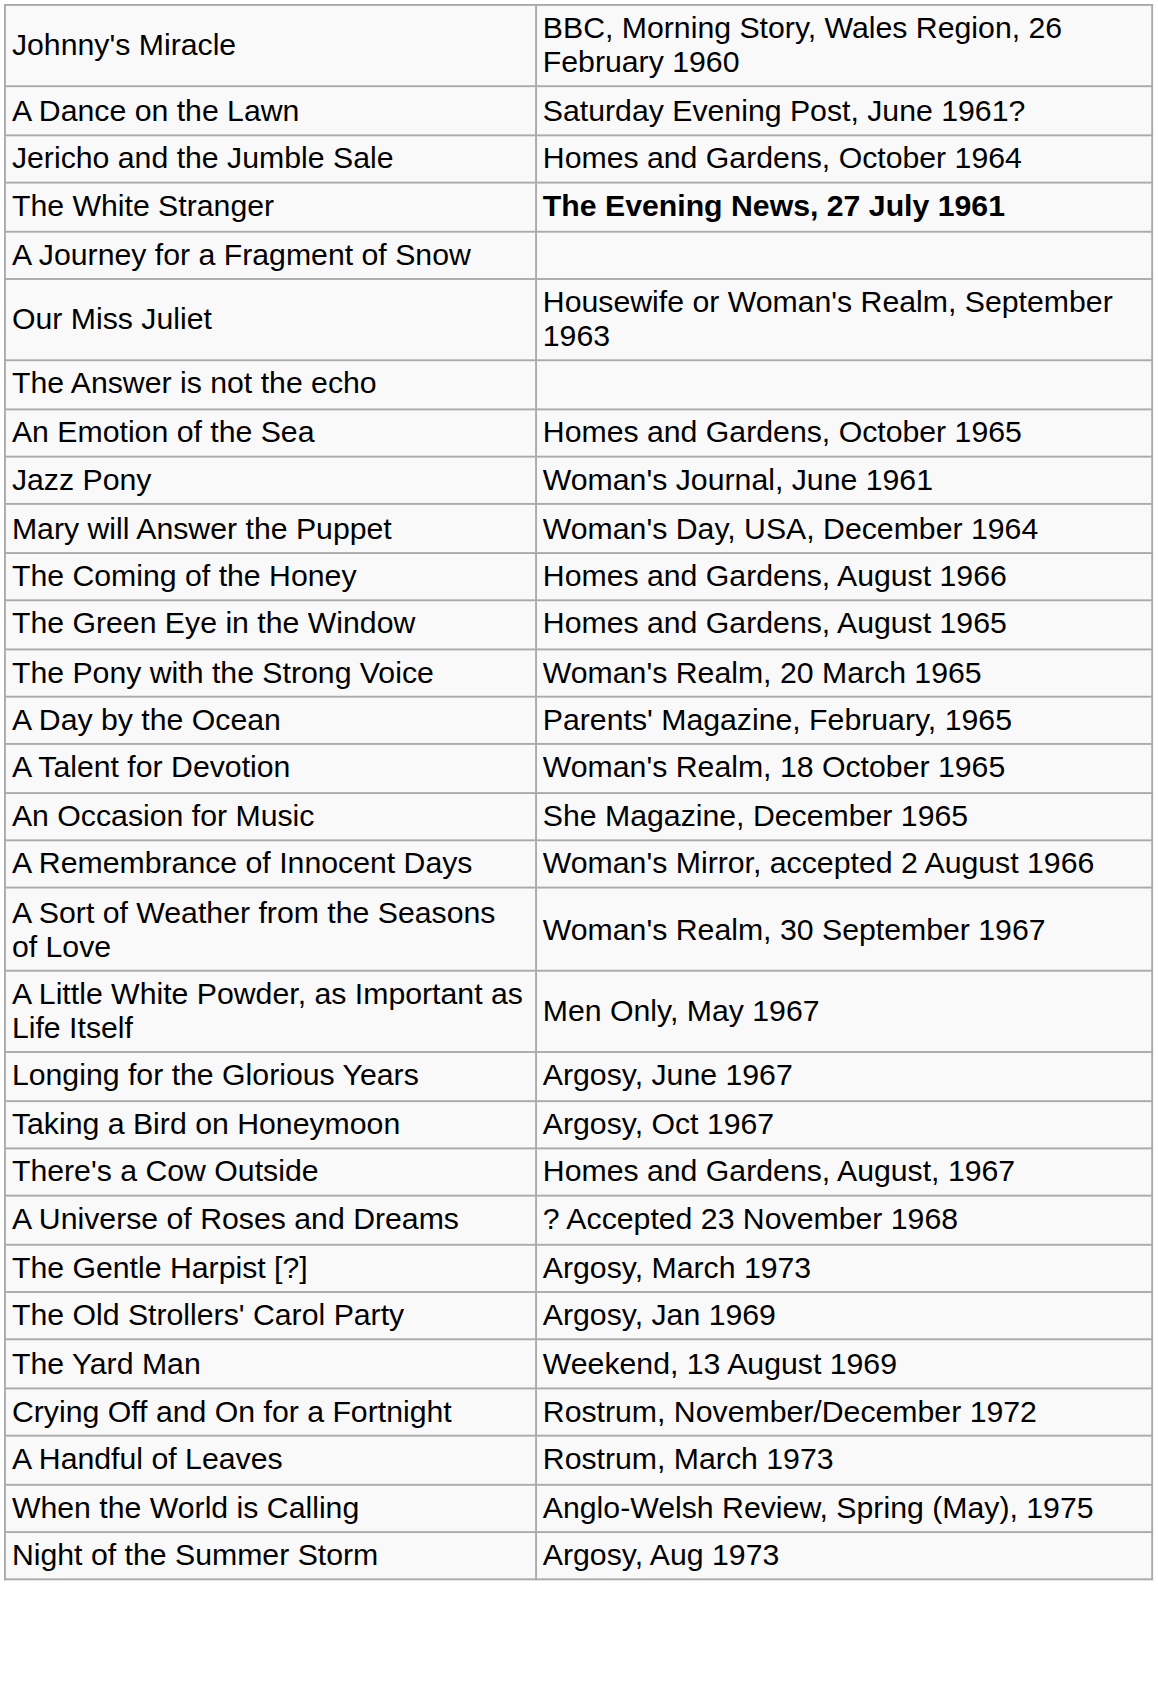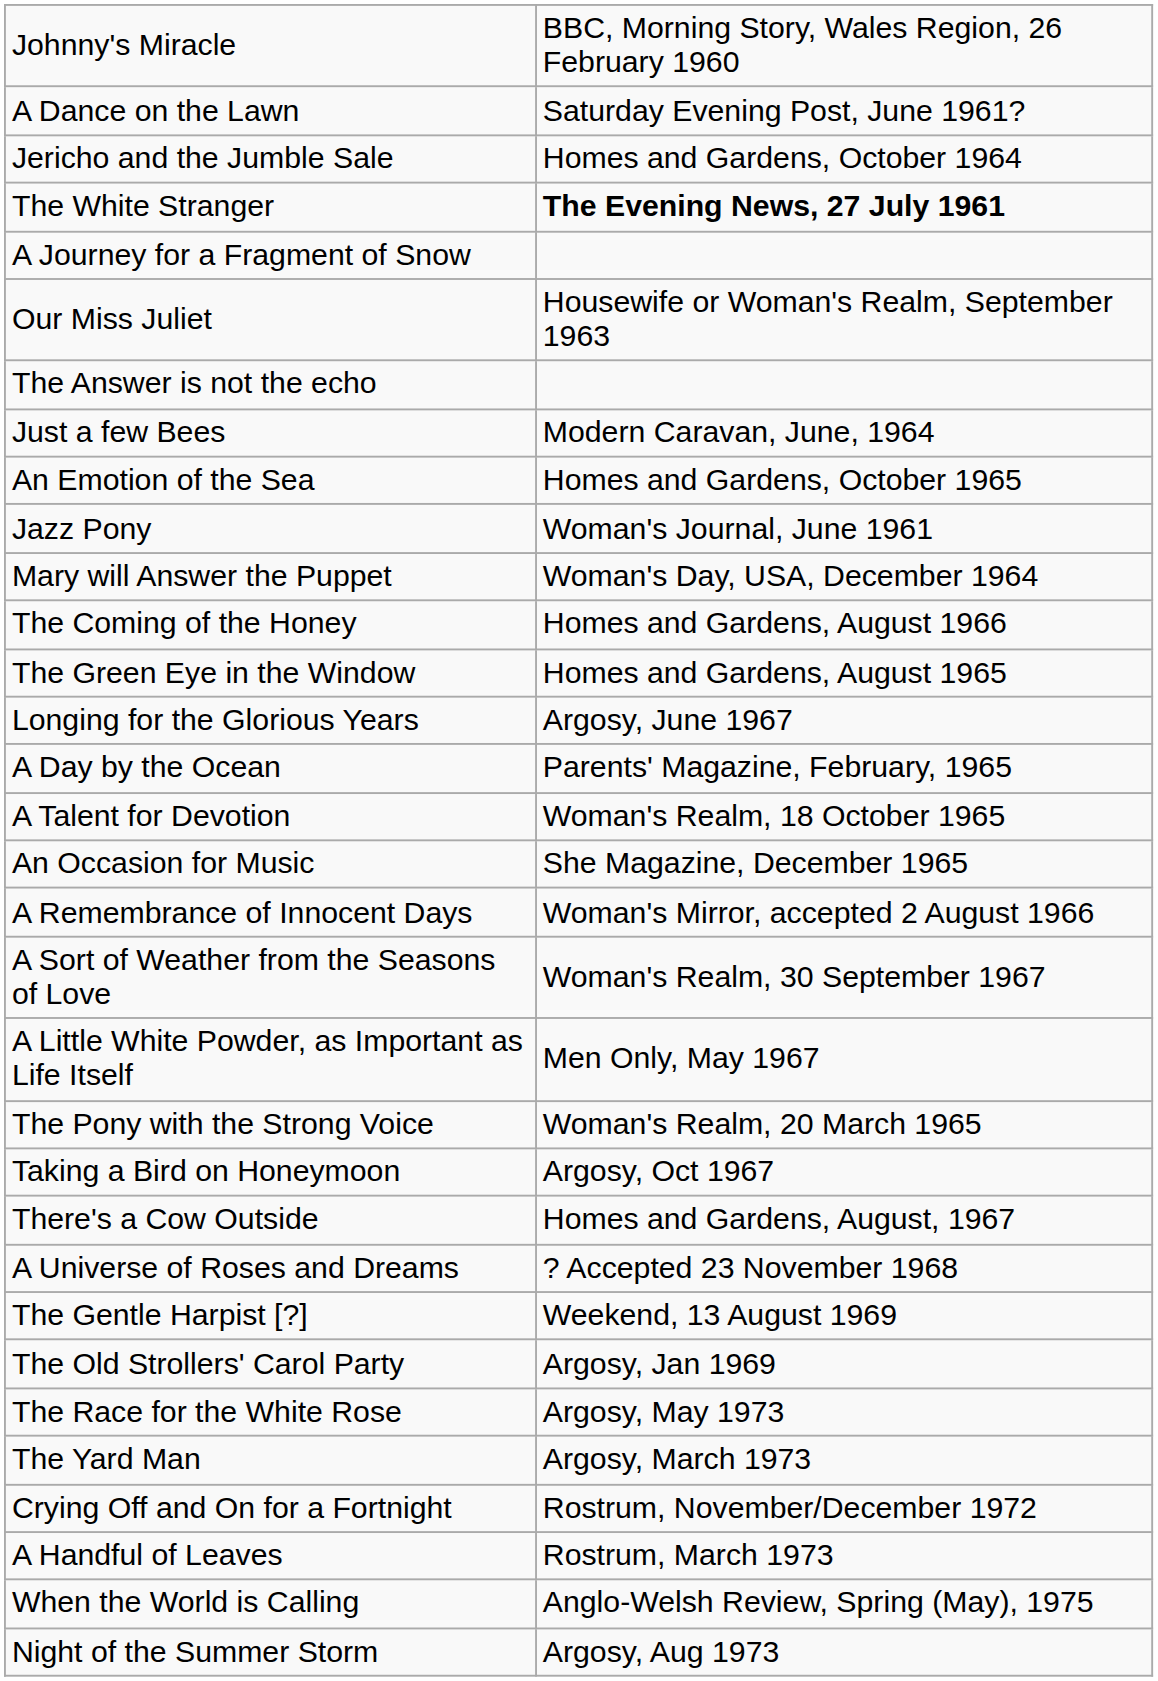+ row: (119, 432)
rows swapped: (223, 672) <-> (215, 1075)
(677, 1267) Argosy, March 1973 -> (720, 1315) Weekend, 13 August 1969
+ row: (207, 1411)
(720, 1363) Weekend, 13 August 1969 -> (677, 1459) Argosy, March 1973
